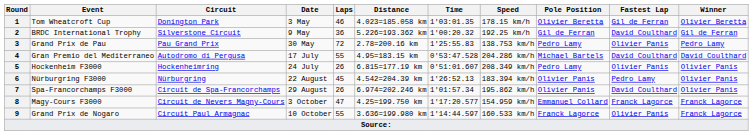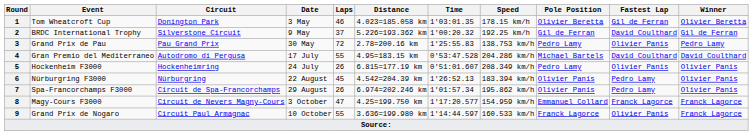(340, 33) 36 -> (340, 33) 37
(644, 91) David Coulthard -> (633, 91) Pedro Lamy
